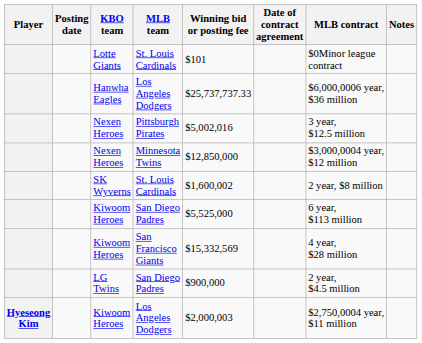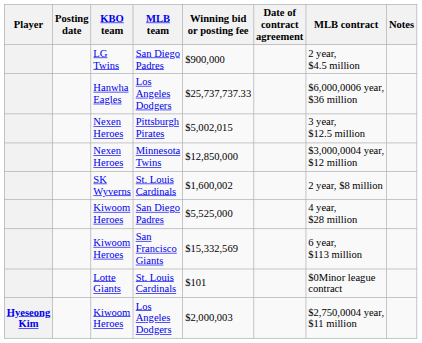rows swapped: (107, 59) <-> (106, 283)
(209, 128) $5,002,016 -> (209, 128) $5,002,015
(335, 214) 6 year, $113 million -> (333, 214) 4 year, $28 million
(333, 248) 4 year, $28 million -> (335, 248) 6 year, $113 million
